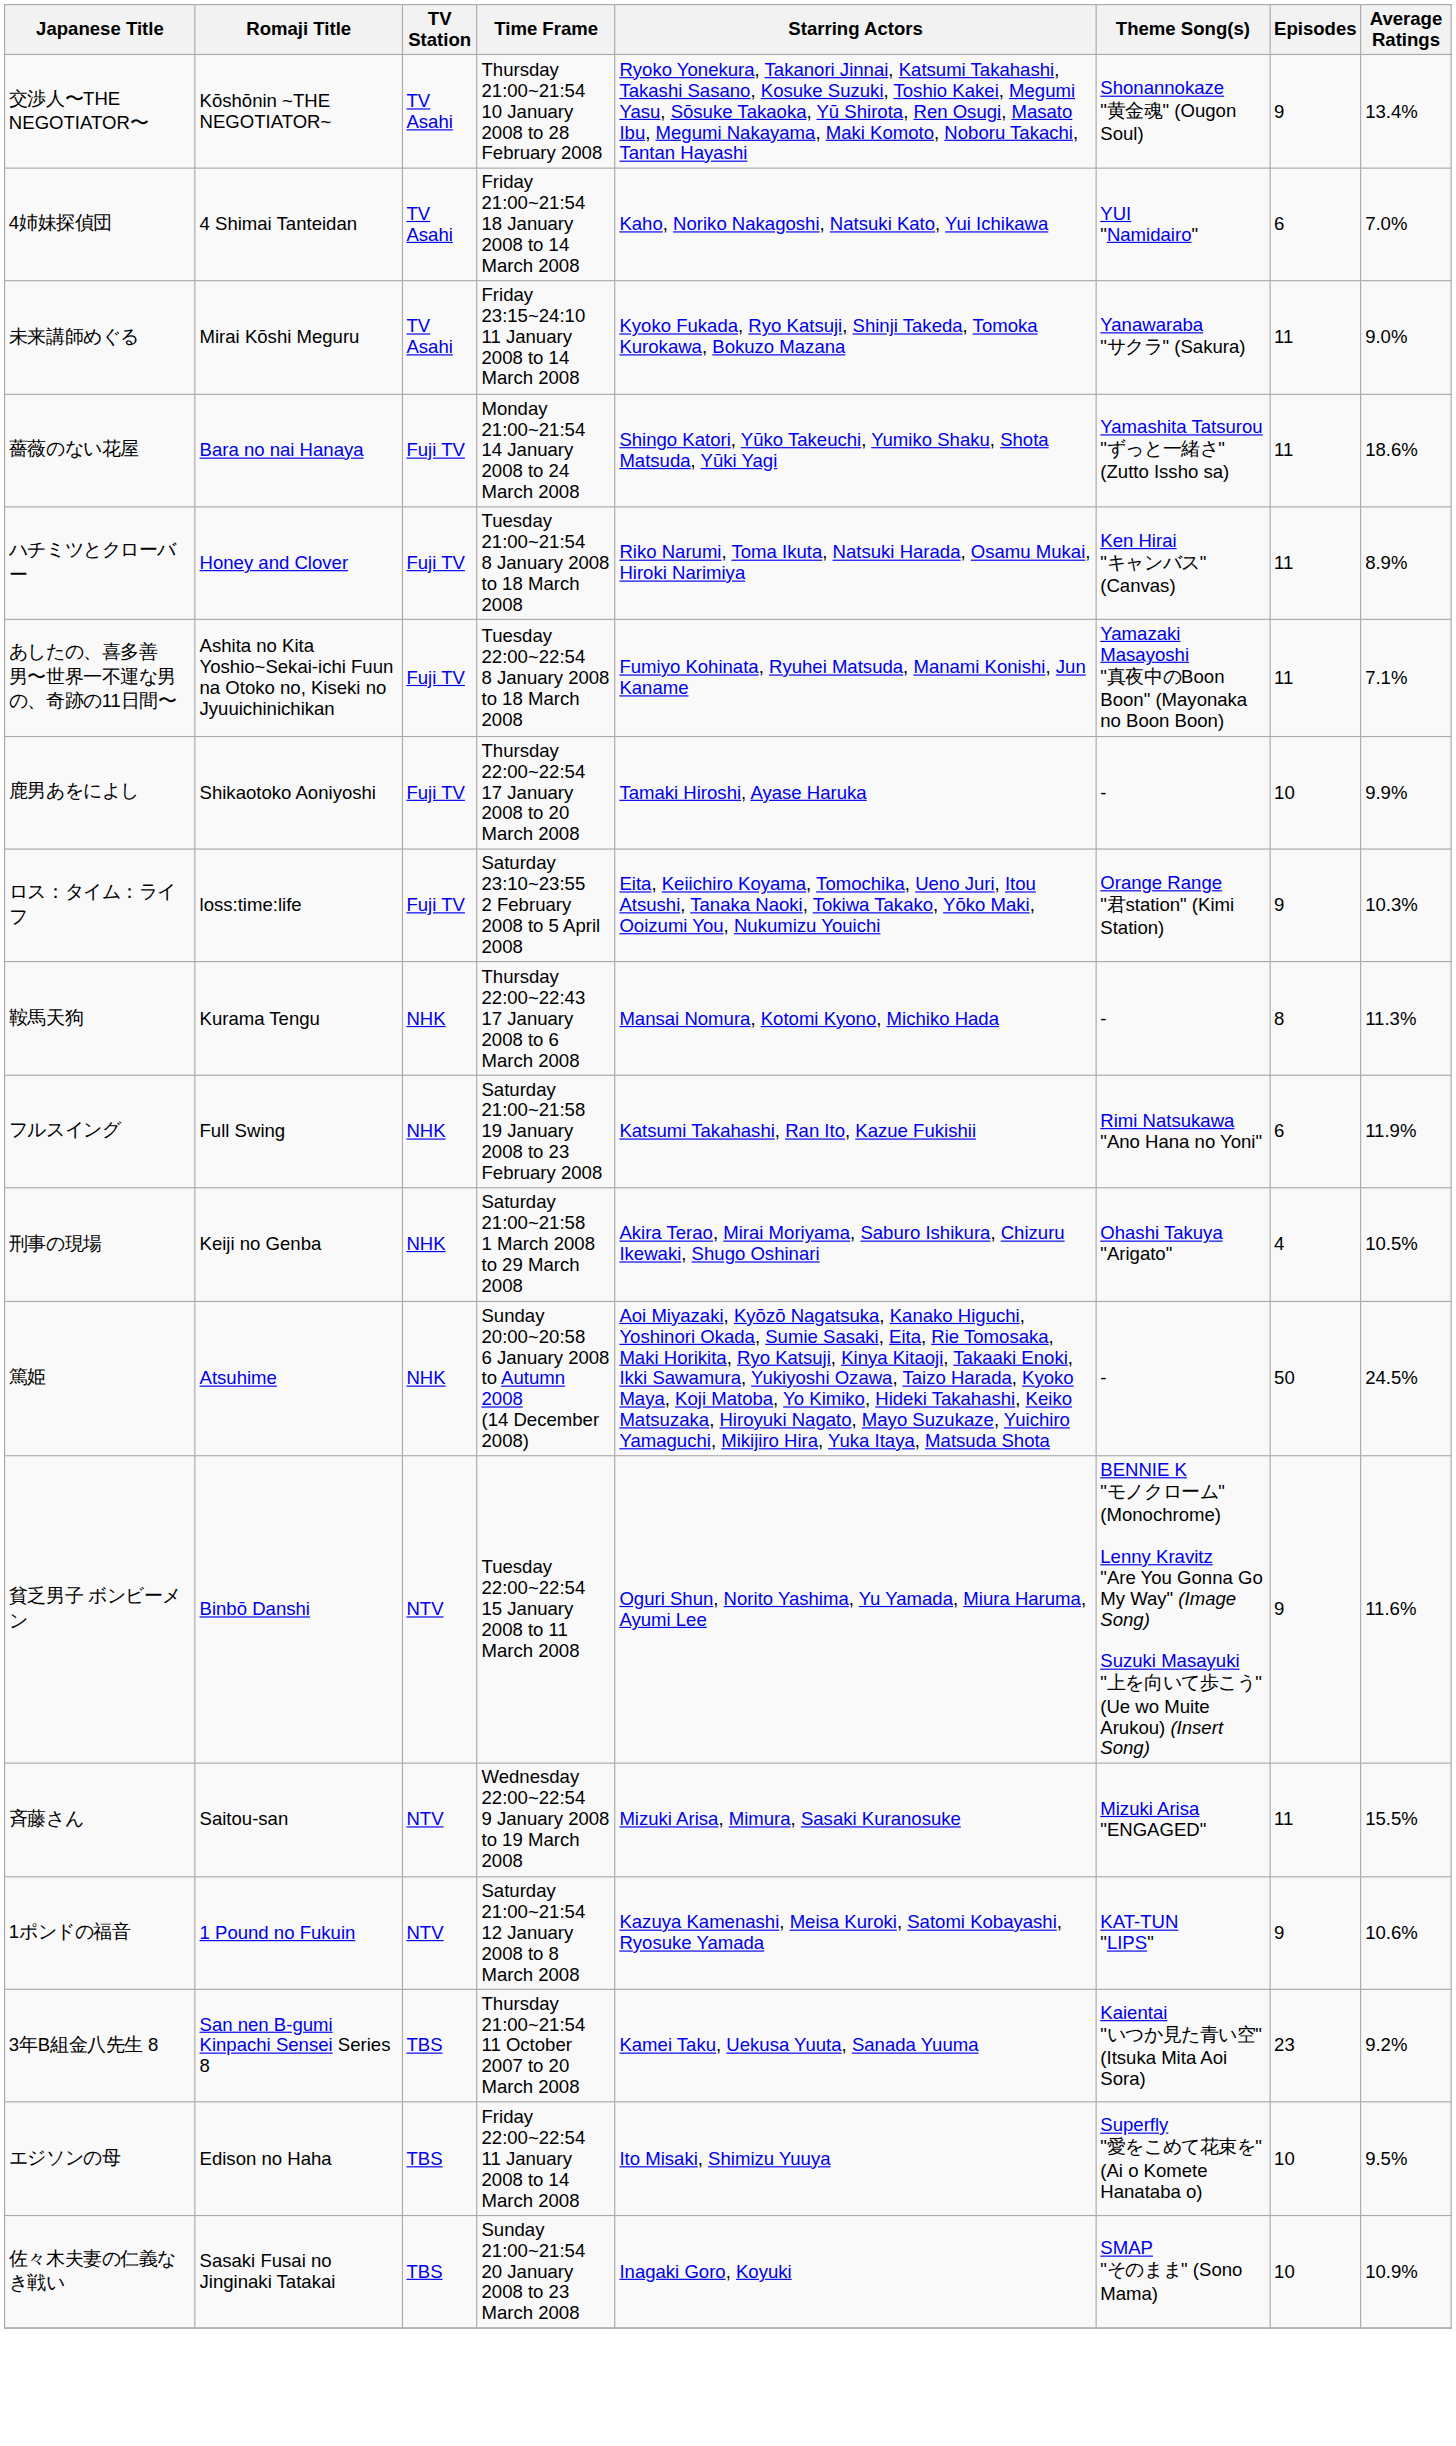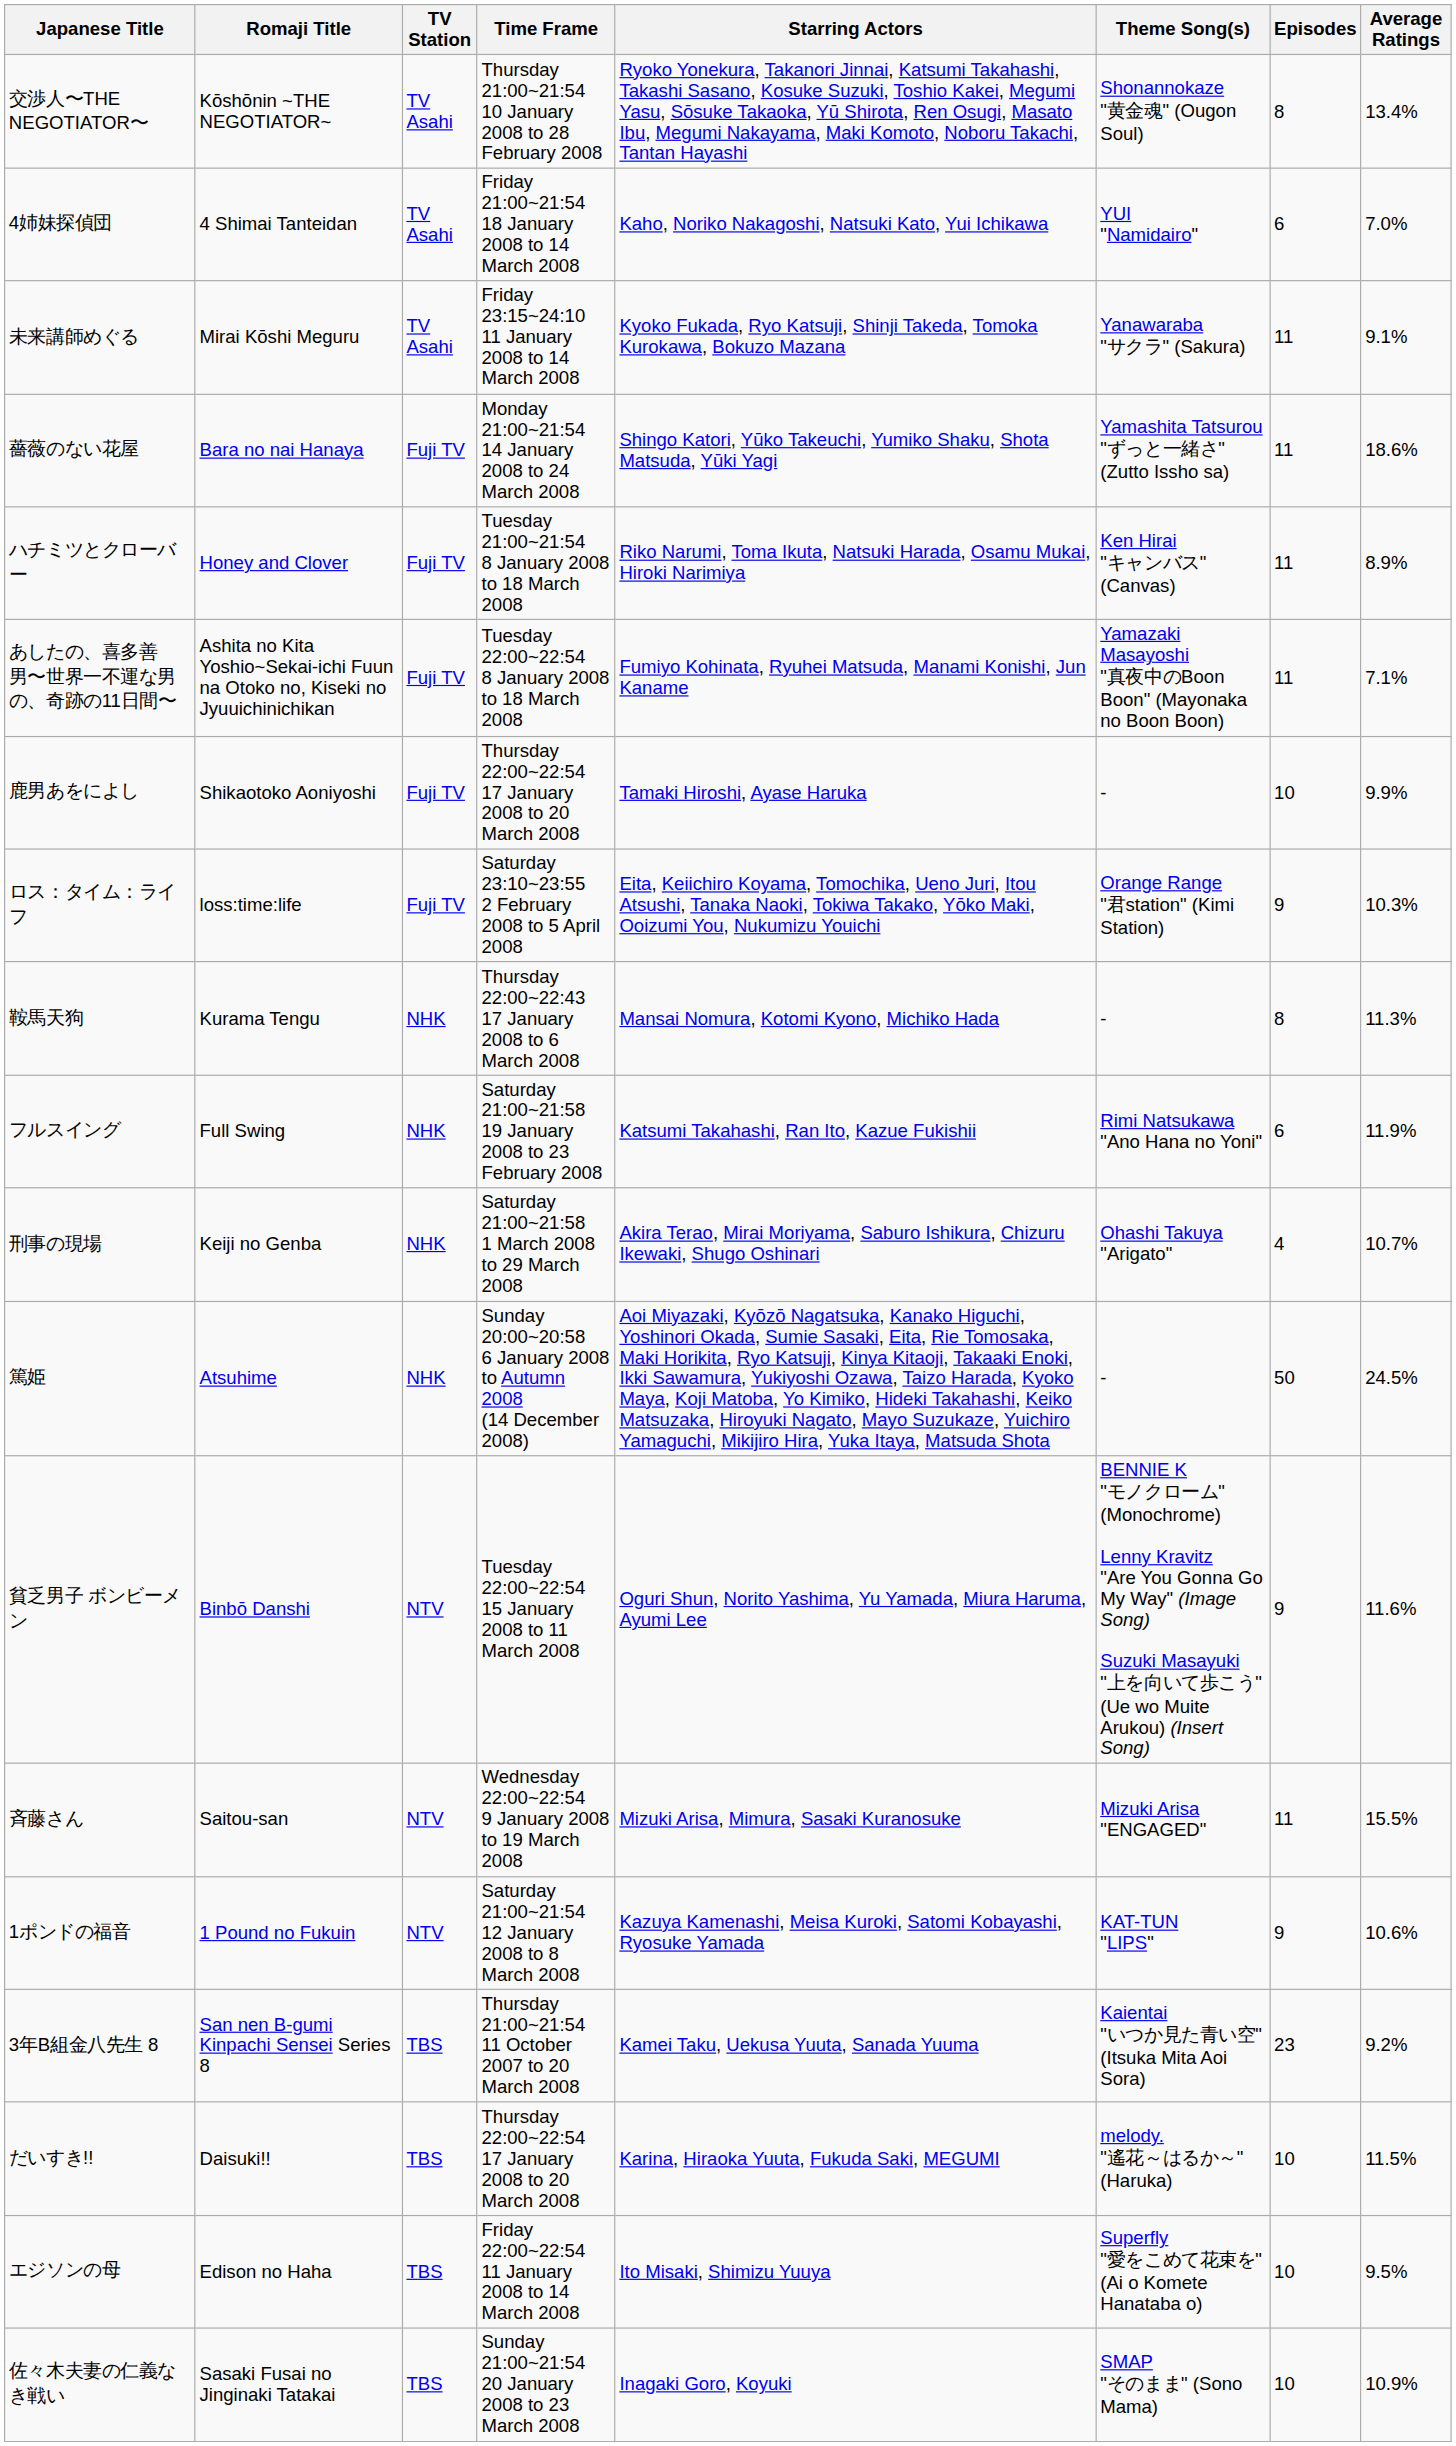(1279, 111) 9 -> (1279, 111) 8
(1386, 337) 9.0% -> (1386, 337) 9.1%
(1391, 1244) 10.5% -> (1391, 1244) 10.7%
+ row: (51, 2158)
